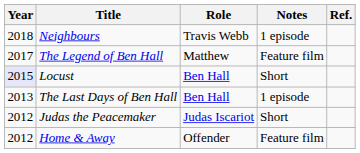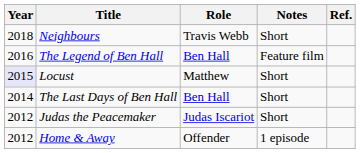(285, 35) 1 episode -> (274, 35) Short
(20, 55) 2017 -> (20, 55) 2016
(206, 55) Matthew -> (206, 55) Ben Hall
(206, 76) Ben Hall -> (206, 76) Matthew
(20, 96) 2013 -> (20, 96) 2014
(285, 96) 1 episode -> (274, 96) Short
(292, 138) Feature film -> (285, 138) 1 episode
